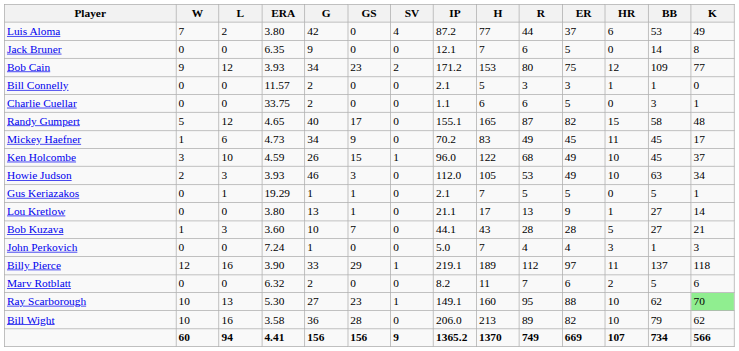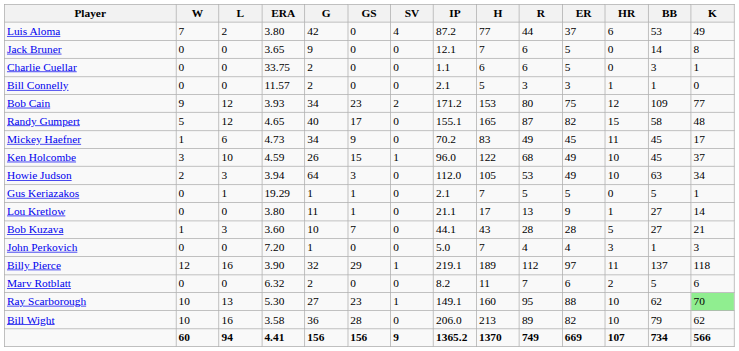(274, 49) 6.35 -> (274, 49) 3.65
rows swapped: (29, 67) <-> (42, 103)
(274, 175) 3.93 -> (274, 175) 3.94
(313, 175) 46 -> (313, 175) 64
(313, 211) 13 -> (313, 211) 11
(274, 247) 7.24 -> (274, 247) 7.20
(313, 265) 33 -> (313, 265) 32
